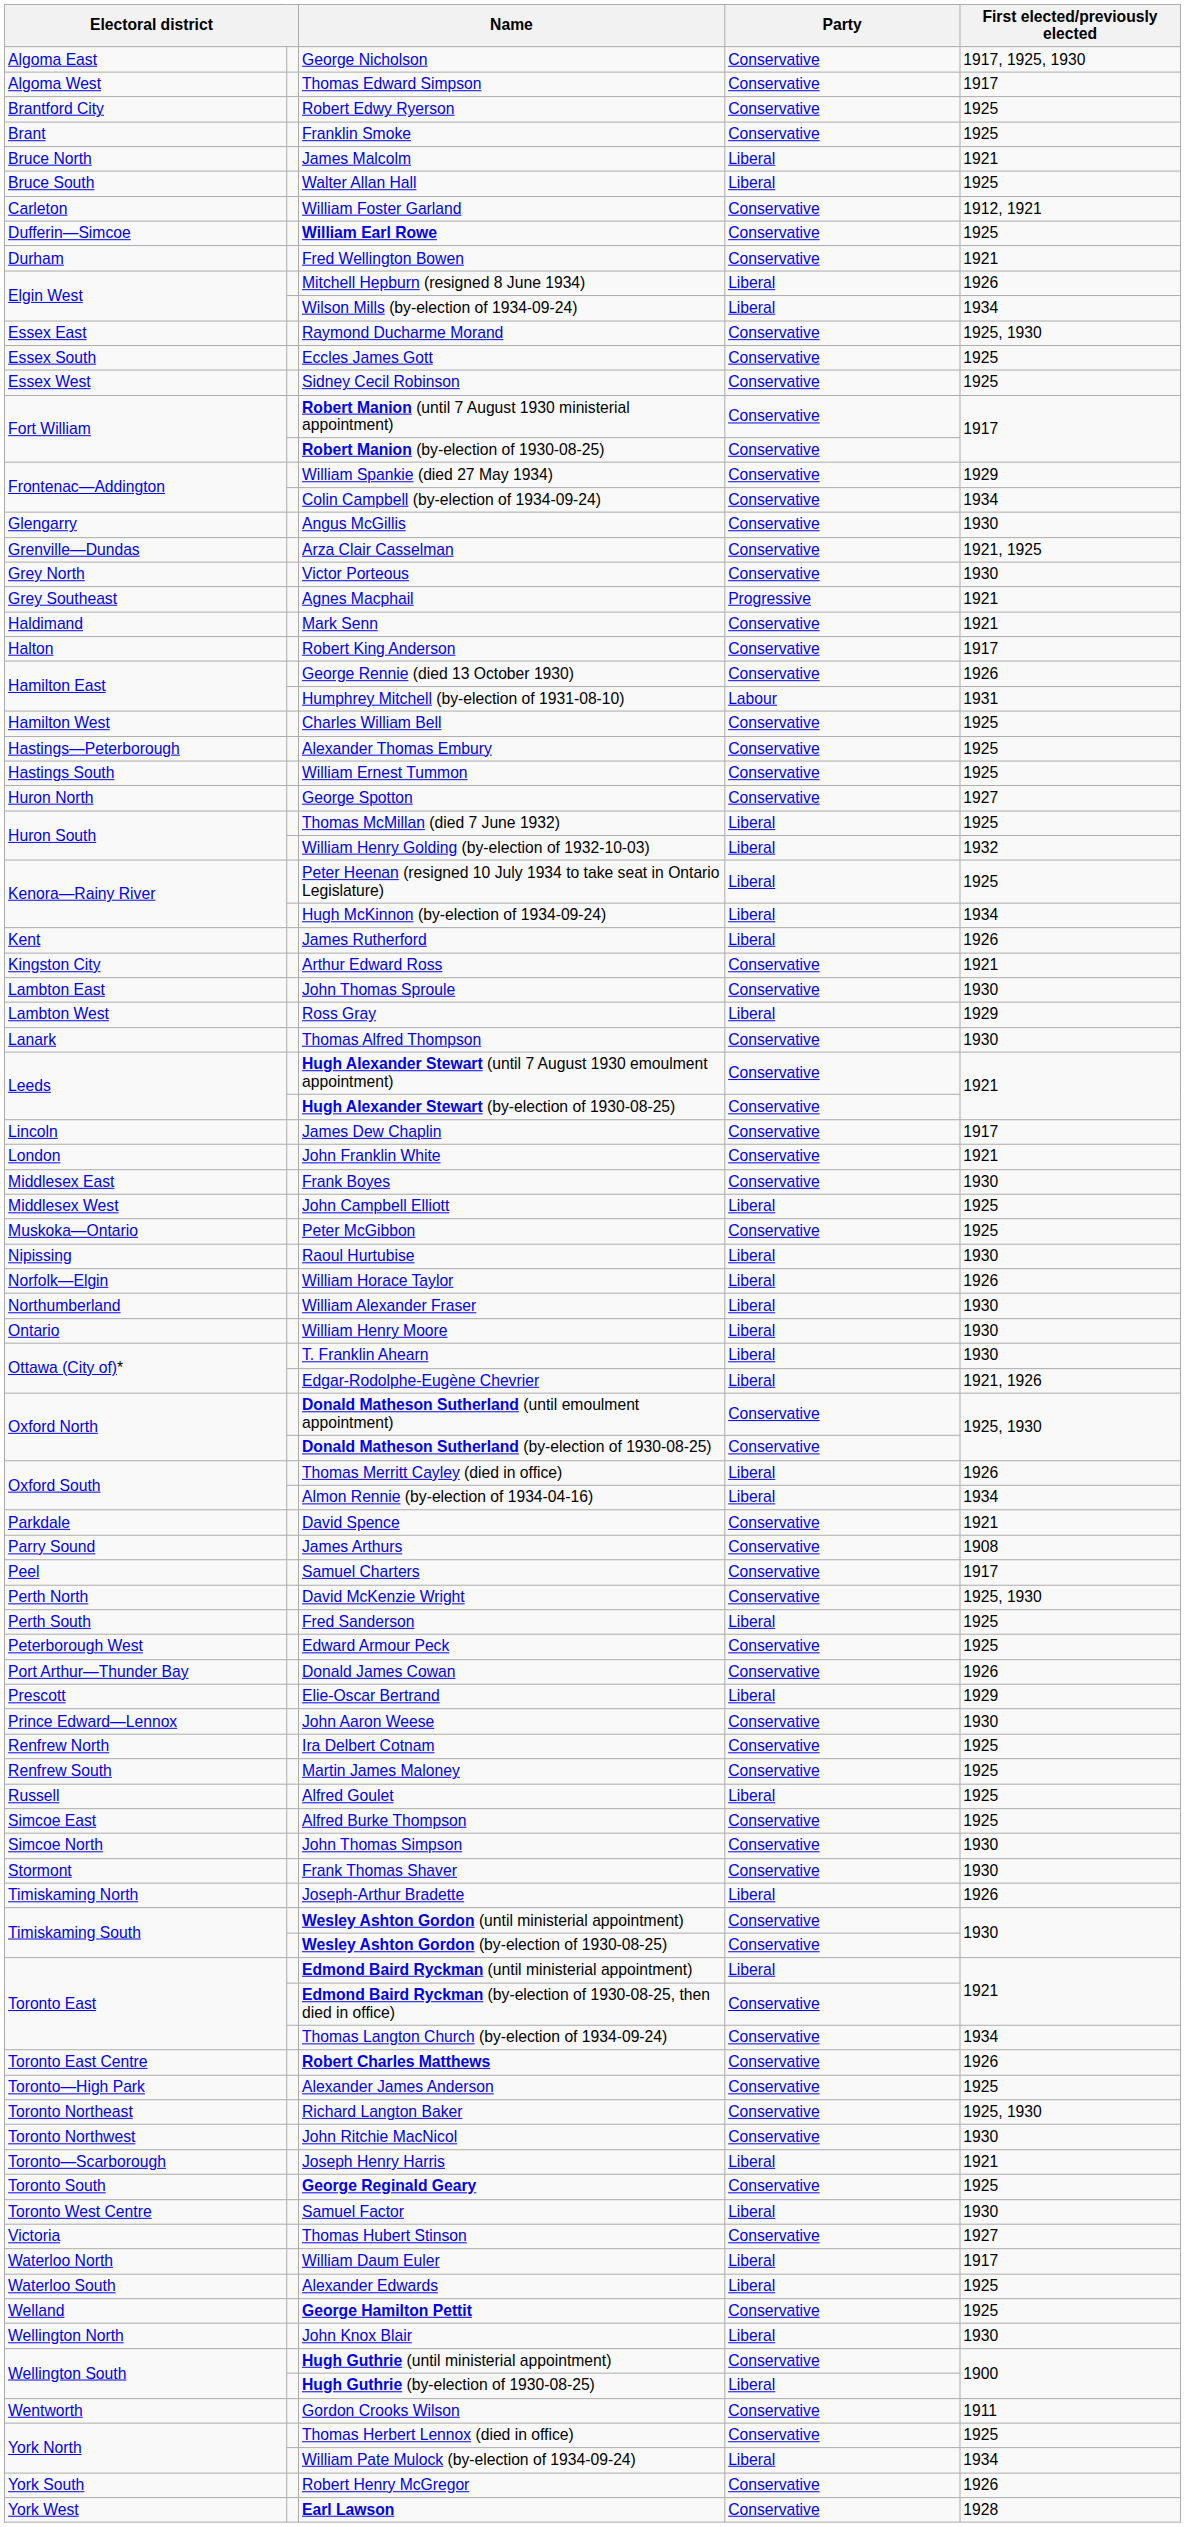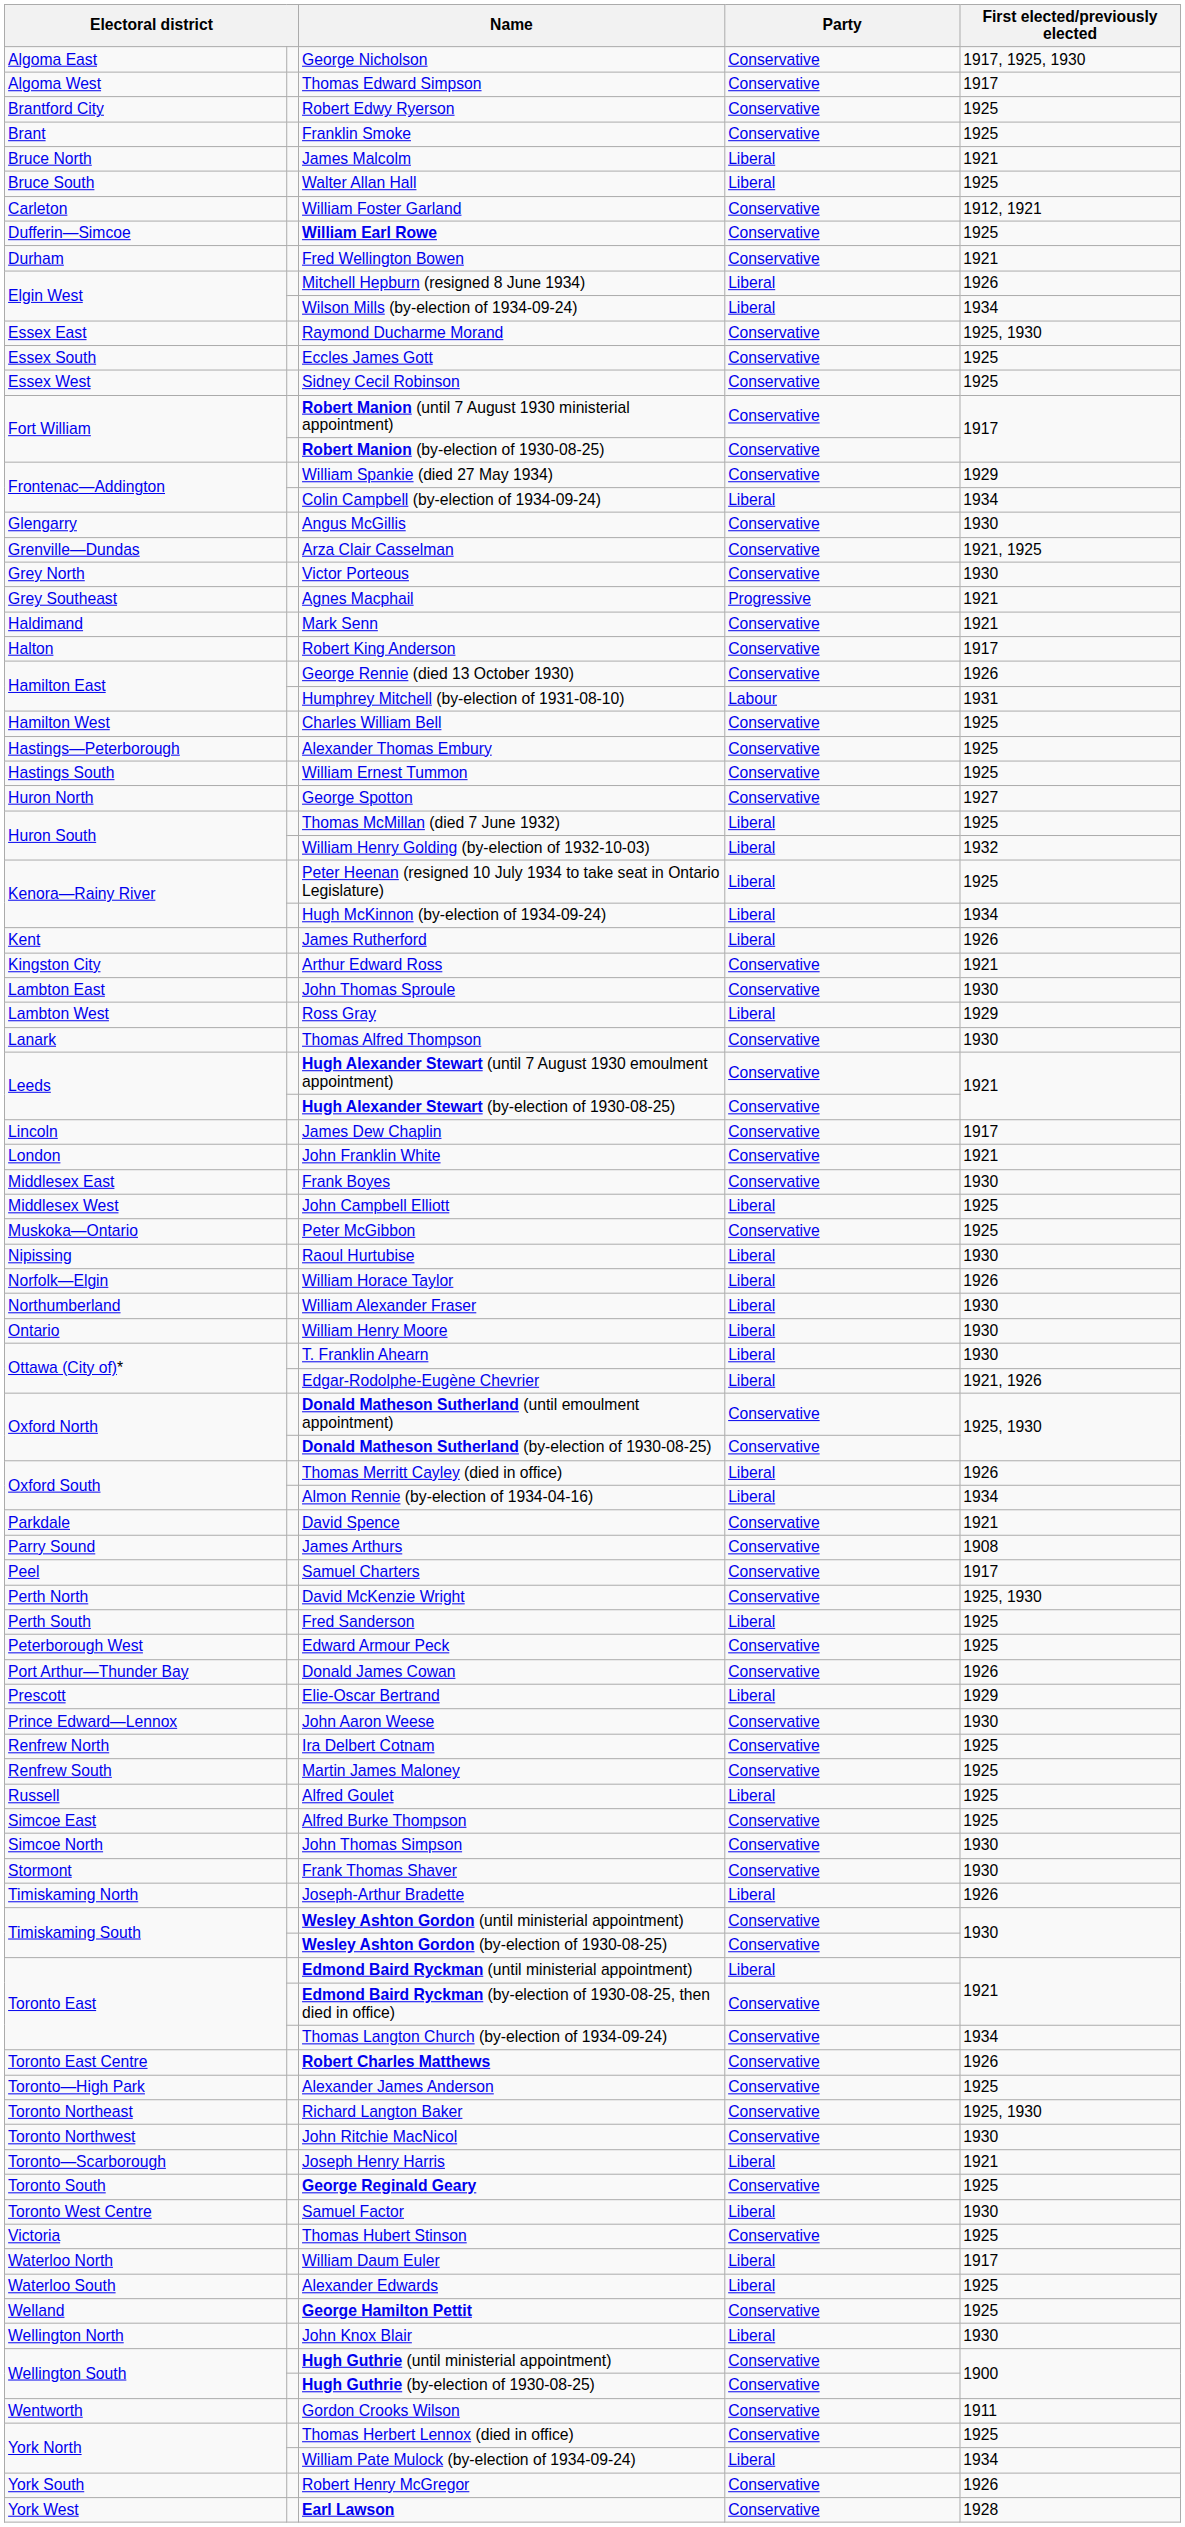(774, 499) Conservative -> (752, 499) Liberal
(981, 2236) 1927 -> (981, 2236) 1925
(752, 2385) Liberal -> (774, 2385) Conservative
